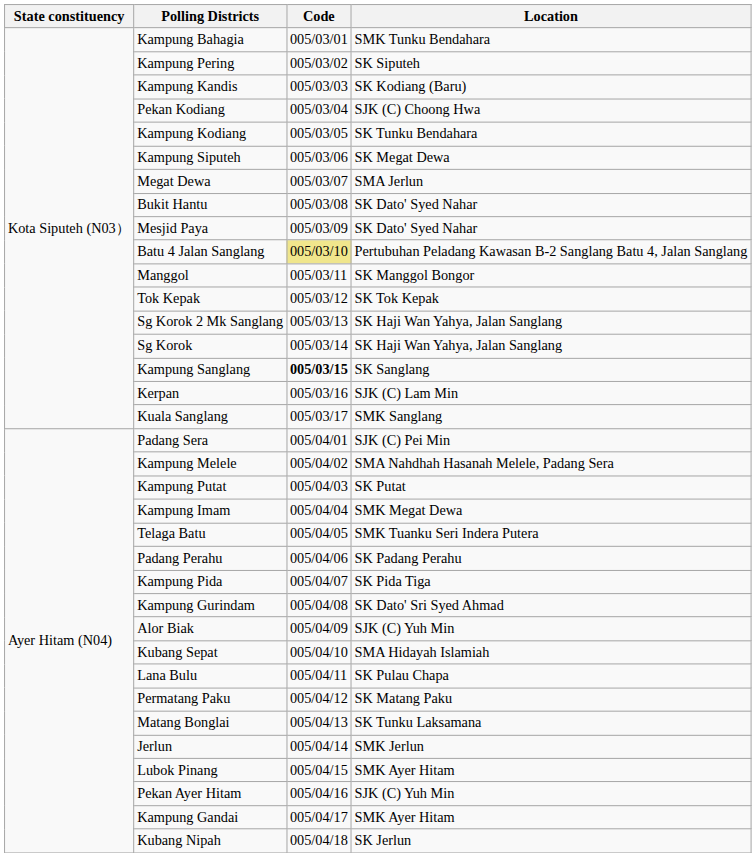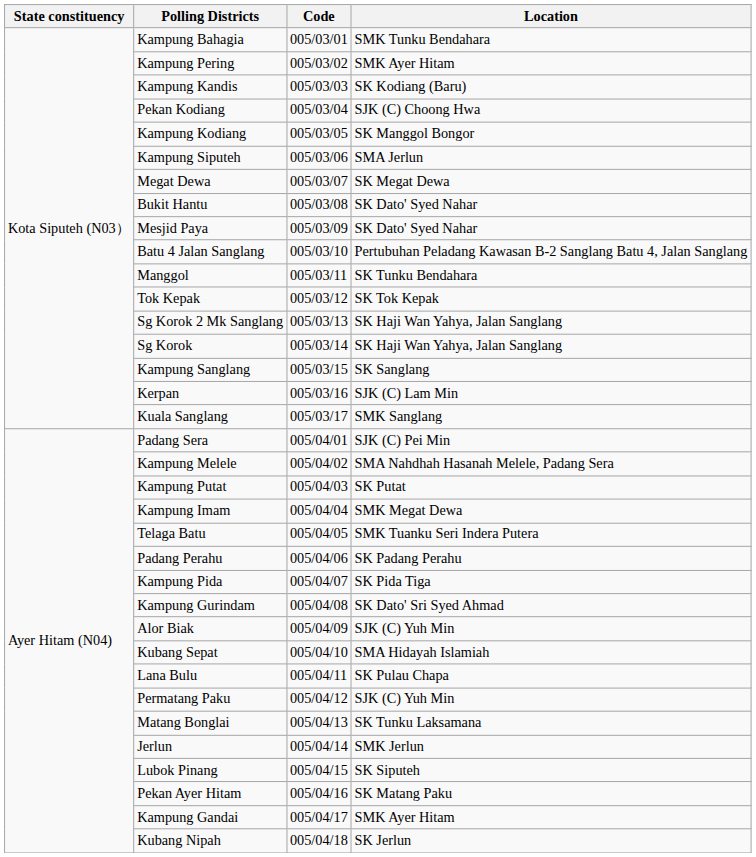(387, 62) SK Siputeh -> (405, 62) SMK Ayer Hitam
(416, 133) SK Tunku Bendahara -> (414, 133) SK Manggol Bongor
(402, 157) SK Megat Dewa -> (389, 157) SMA Jerlun
(389, 180) SMA Jerlun -> (402, 180) SK Megat Dewa
(319, 251) khaki background -> (319, 251) no background
(414, 275) SK Manggol Bongor -> (416, 275) SK Tunku Bendahara
(319, 369) bold -> (319, 369) normal
(403, 699) SK Matang Paku -> (404, 699) SJK (C) Yuh Min
(405, 769) SMK Ayer Hitam -> (387, 769) SK Siputeh
(404, 793) SJK (C) Yuh Min -> (403, 793) SK Matang Paku
